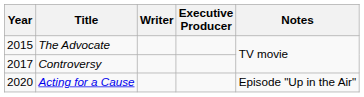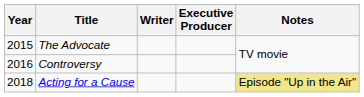(20, 63) 2017 -> (20, 63) 2016
(20, 82) 2020 -> (20, 82) 2018
(297, 82) no background -> (297, 82) khaki background
